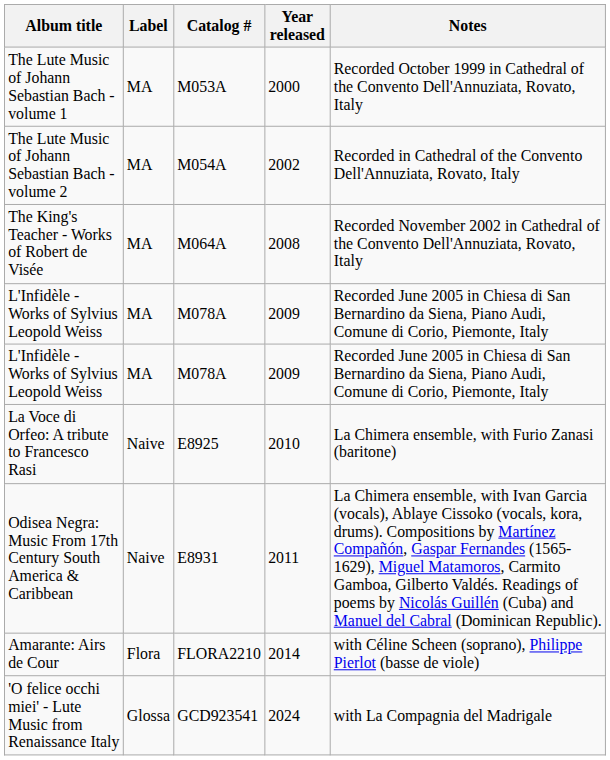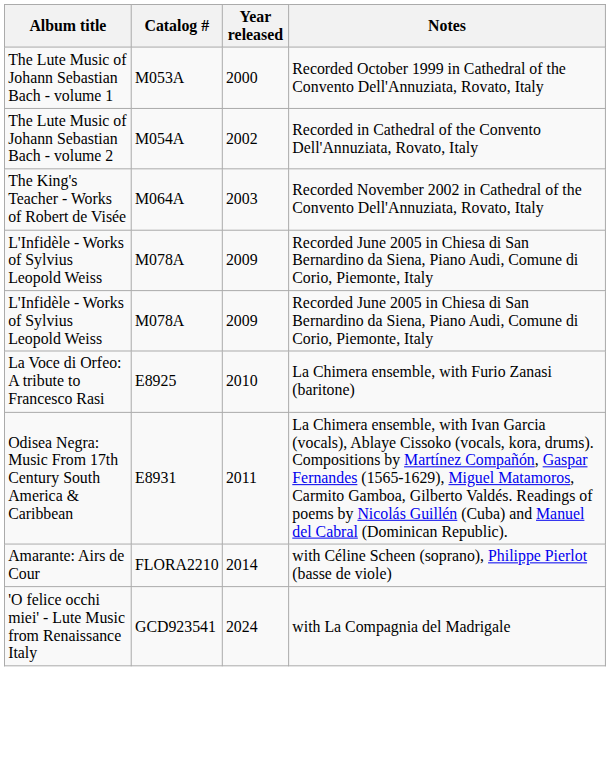- column: (148, 25)
(284, 243) 2008 -> (242, 199) 2003
